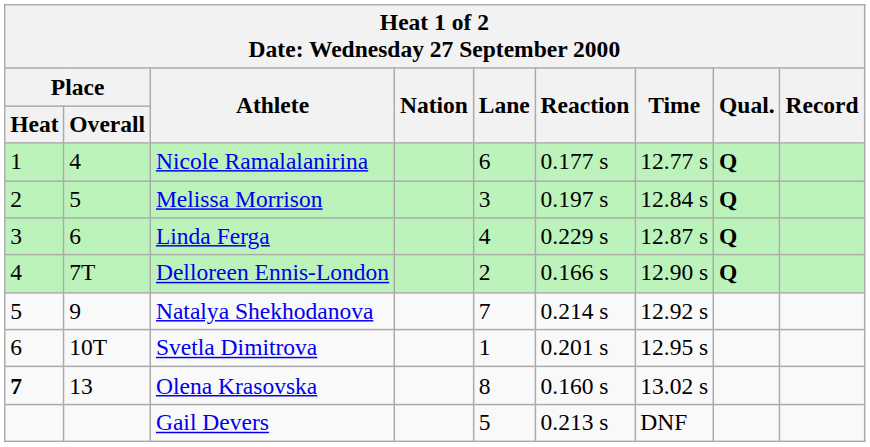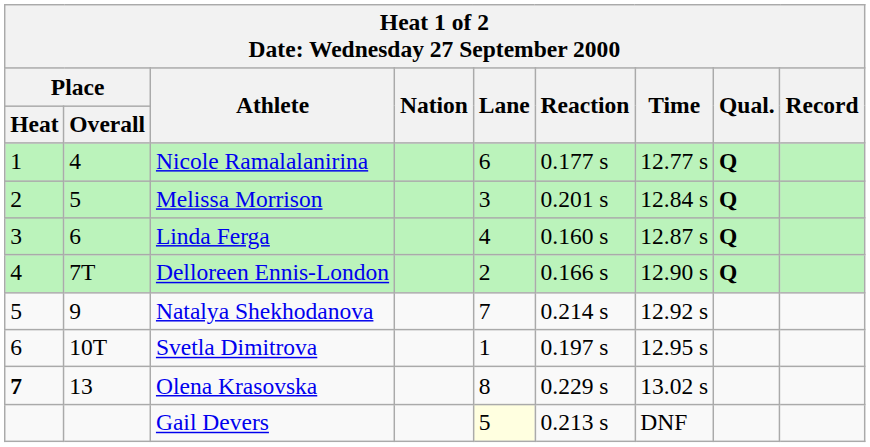(575, 198) 0.197 s -> (575, 198) 0.201 s
(575, 236) 0.229 s -> (575, 236) 0.160 s
(575, 348) 0.201 s -> (575, 348) 0.197 s
(575, 385) 0.160 s -> (575, 385) 0.229 s
(485, 422) no background -> (485, 422) lightyellow background
